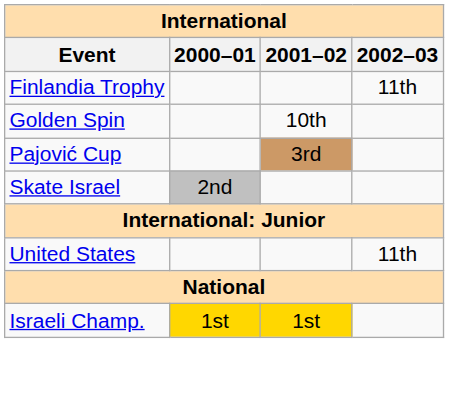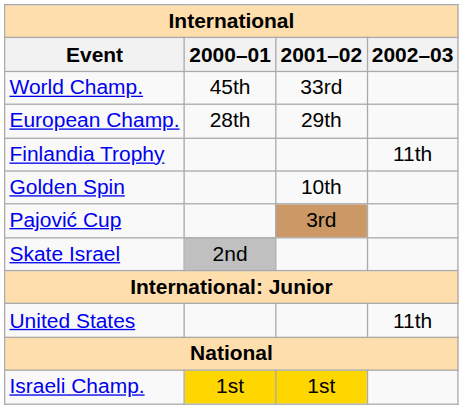+ row: (76, 87)
+ row: (95, 120)
